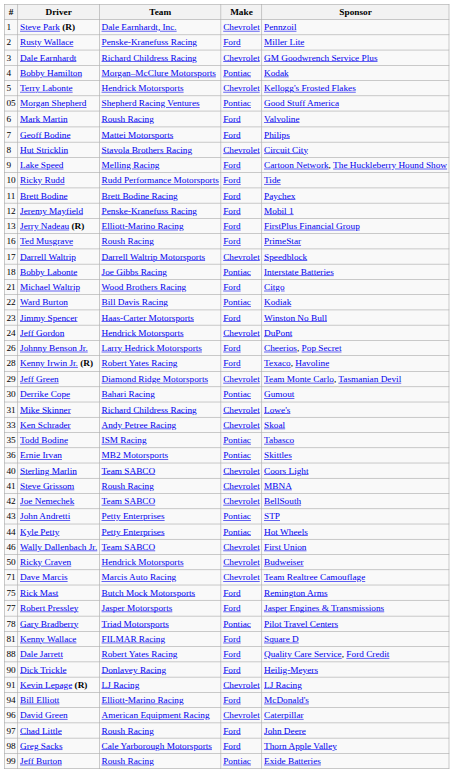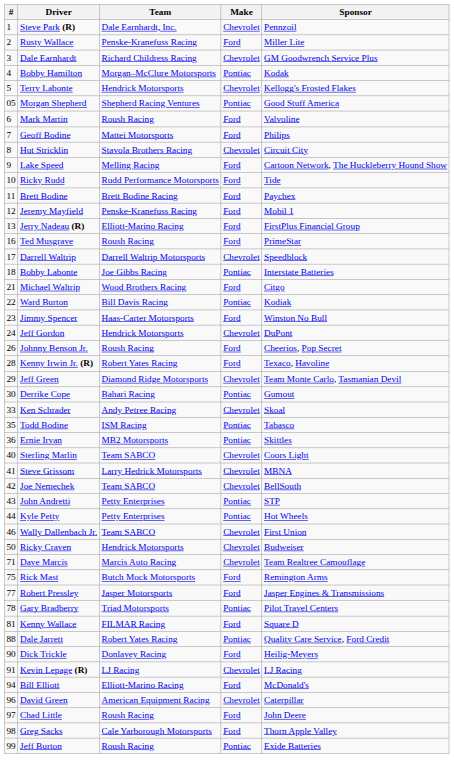(152, 348) Larry Hedrick Motorsports -> (128, 348) Roush Racing
- row: (45, 409)
(128, 486) Roush Racing -> (152, 470) Larry Hedrick Motorsports
(232, 654) Ford -> (237, 639) Pontiac
